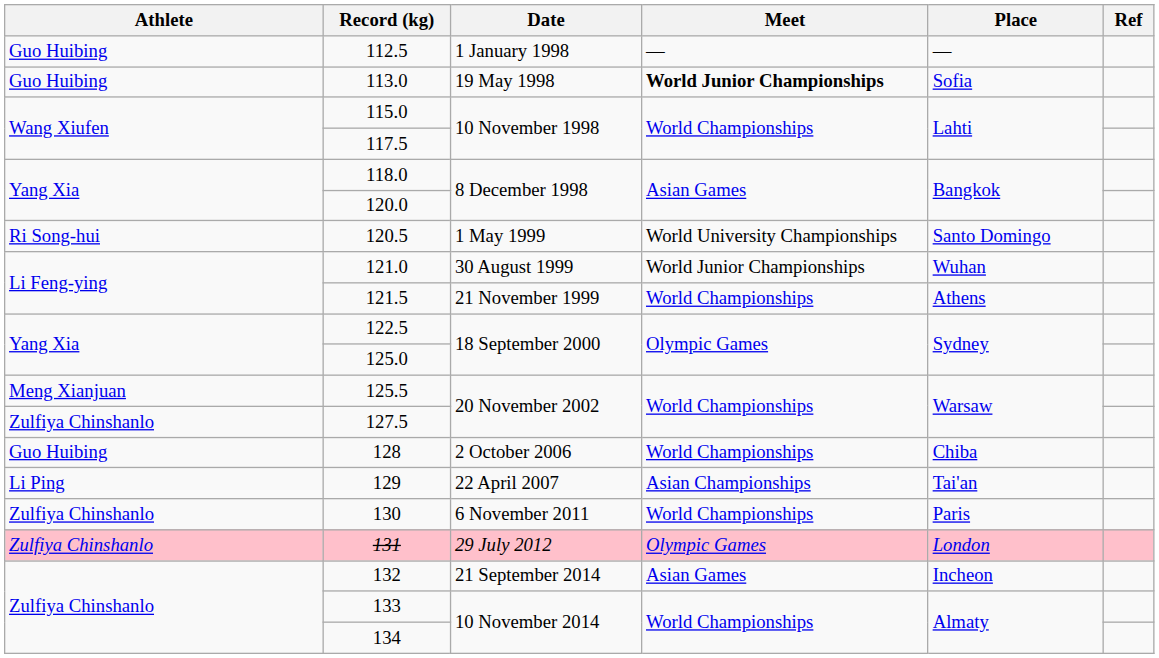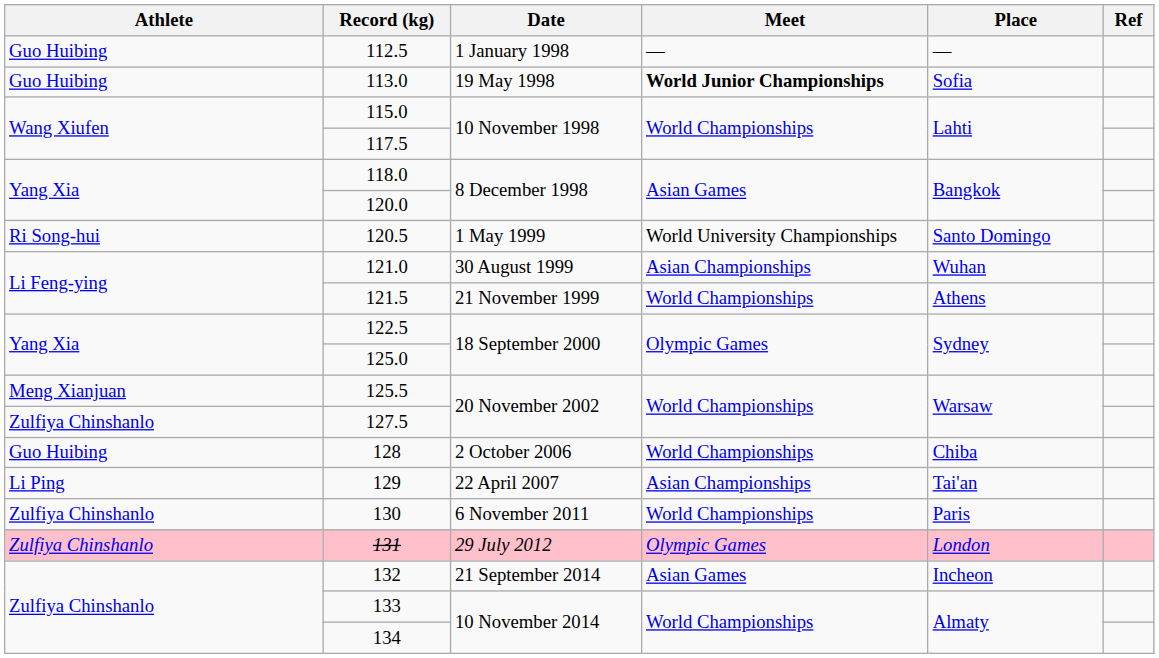(755, 267) World Junior Championships -> (728, 267) Asian Championships
